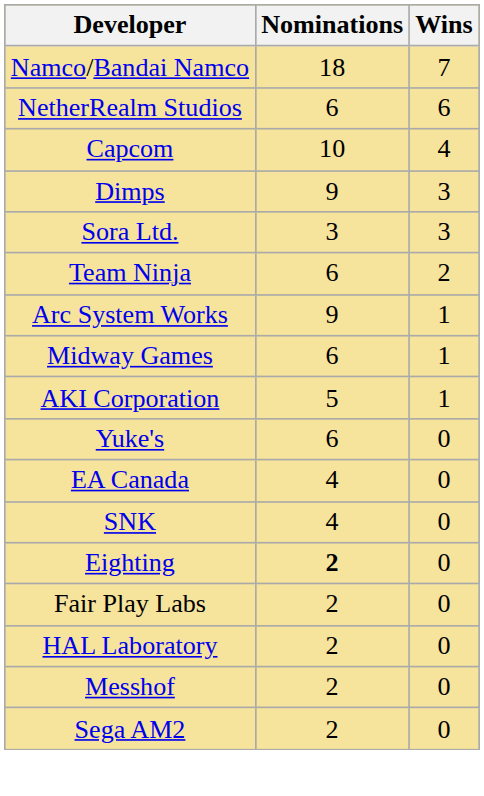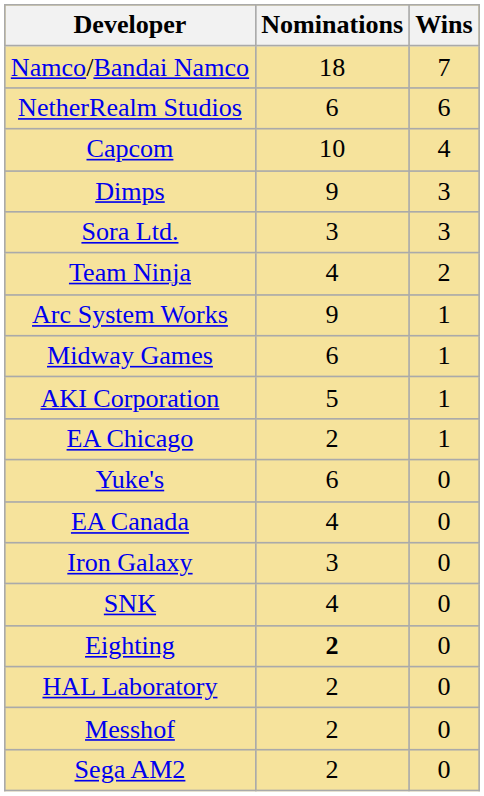(332, 273) 6 -> (332, 273) 4
+ row: (130, 438)
+ row: (130, 562)
- row: (130, 604)
